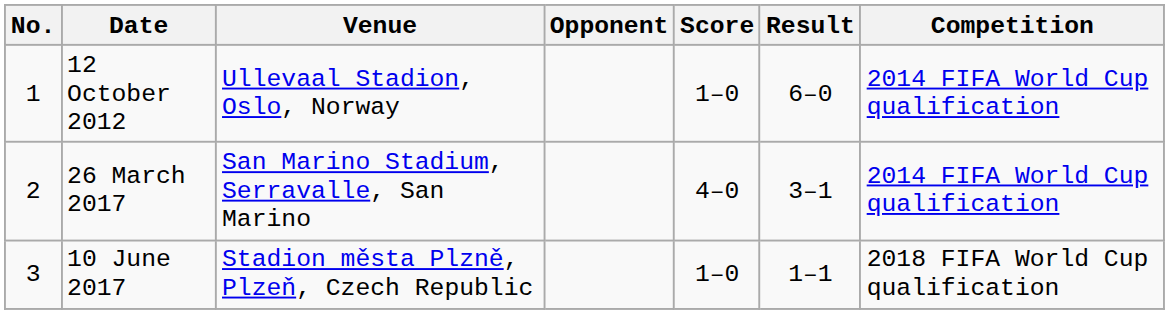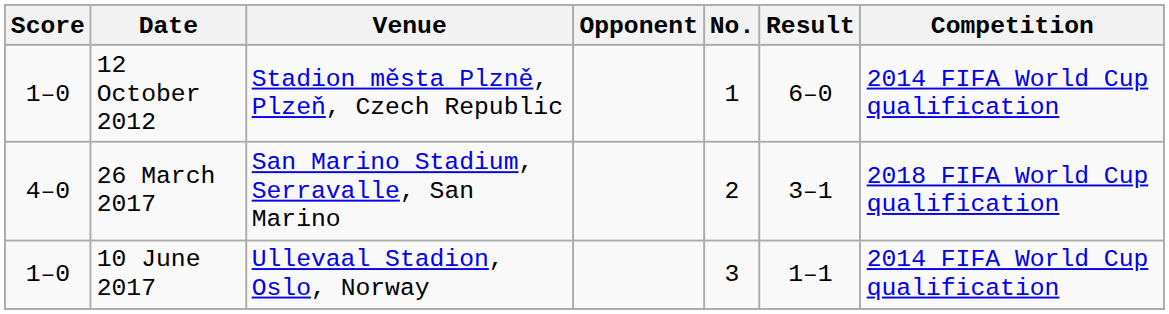columns swapped: (33, 25) <-> (717, 25)
(348, 94) Ullevaal Stadion, Oslo, Norway -> (407, 94) Stadion města Plzně, Plzeň, Czech Republic
(1008, 191) 2014 FIFA World Cup qualification -> (1008, 191) 2018 FIFA World Cup qualification
(378, 274) Stadion města Plzně, Plzeň, Czech Republic -> (378, 274) Ullevaal Stadion, Oslo, Norway
(1008, 274) 2018 FIFA World Cup qualification -> (1008, 274) 2014 FIFA World Cup qualification
